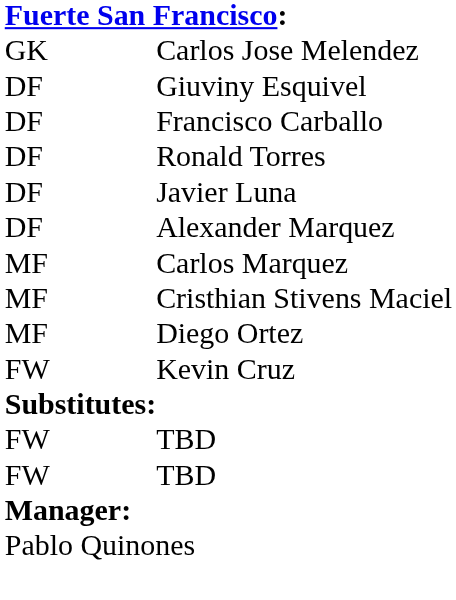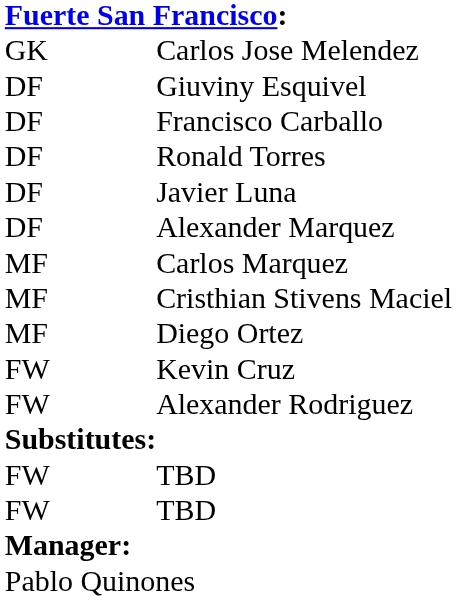+ row: (27, 404)
